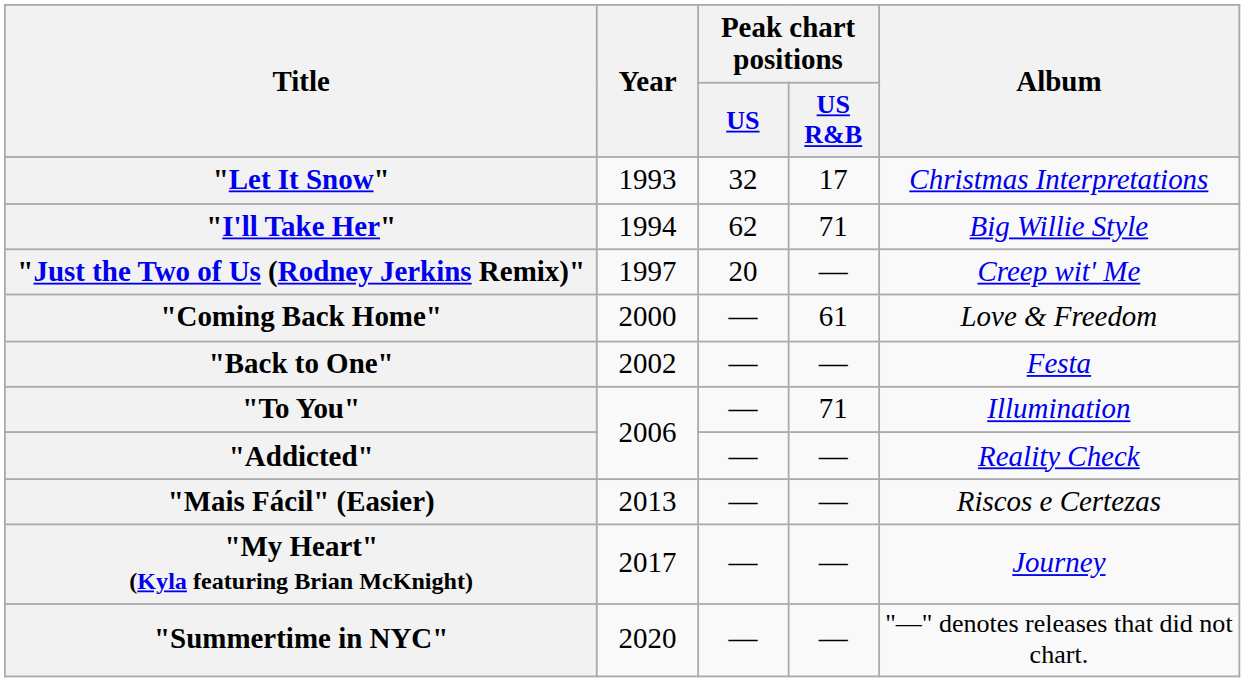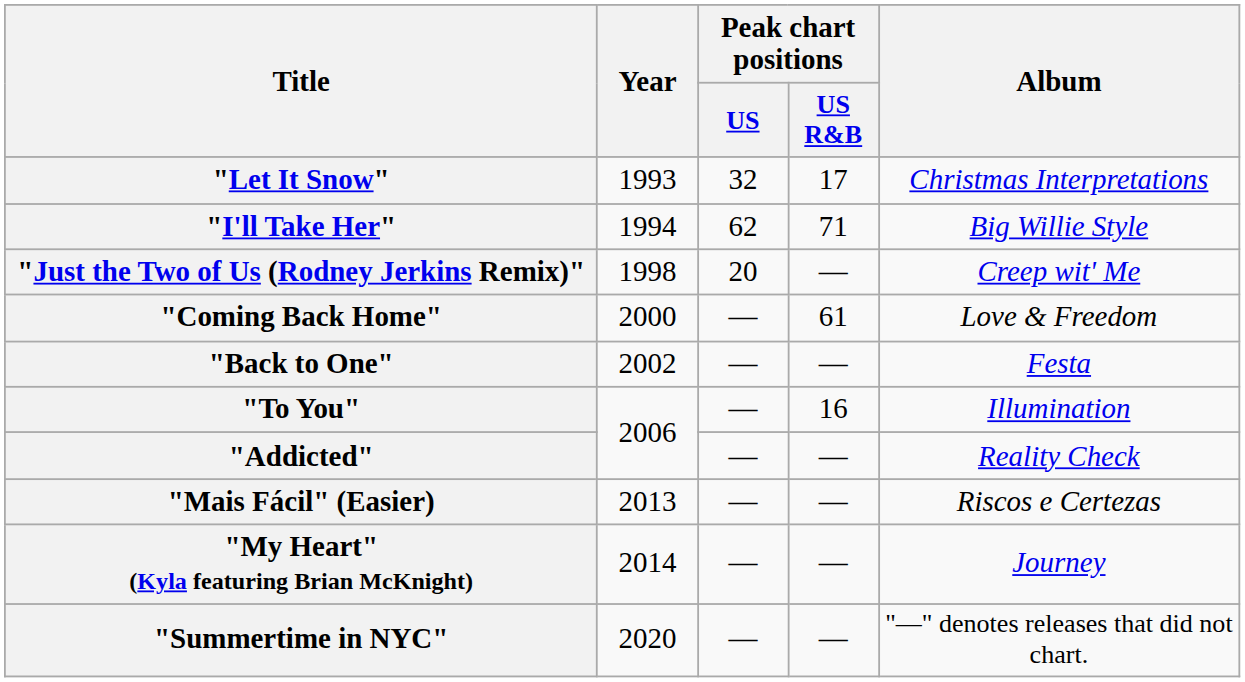(648, 271) 1997 -> (648, 271) 1998
(833, 409) 71 -> (833, 409) 16
(648, 563) 2017 -> (648, 563) 2014
